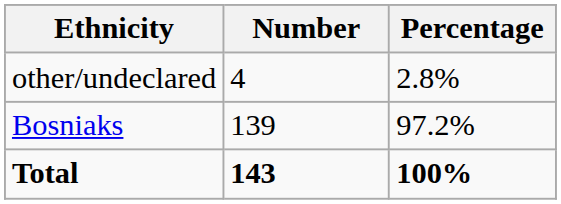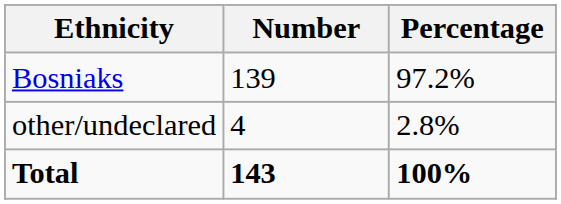rows swapped: (68, 125) <-> (114, 76)
